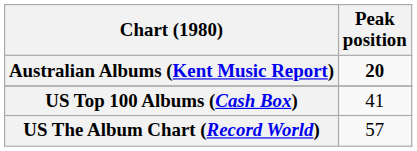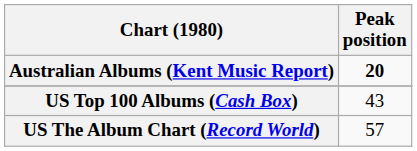(375, 100) 41 -> (375, 100) 43
